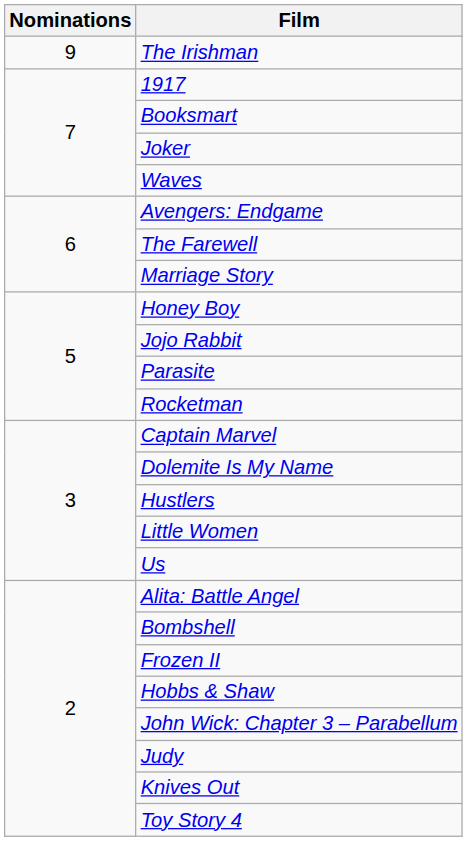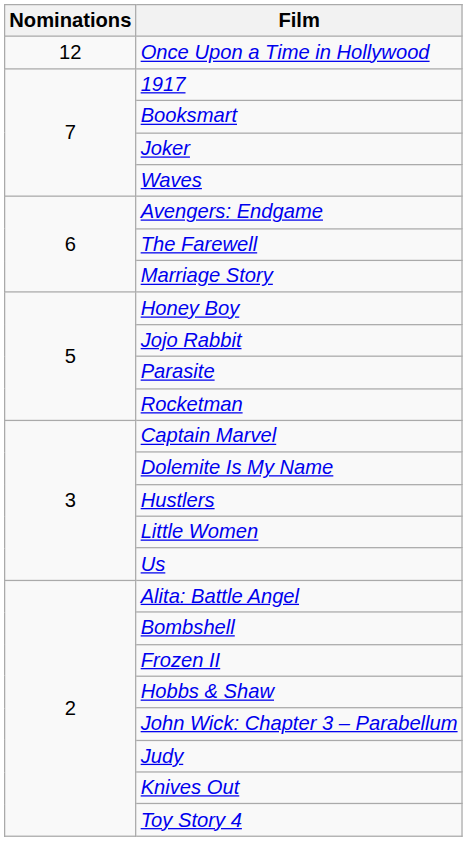+ row: (285, 52)
- row: (199, 52)
